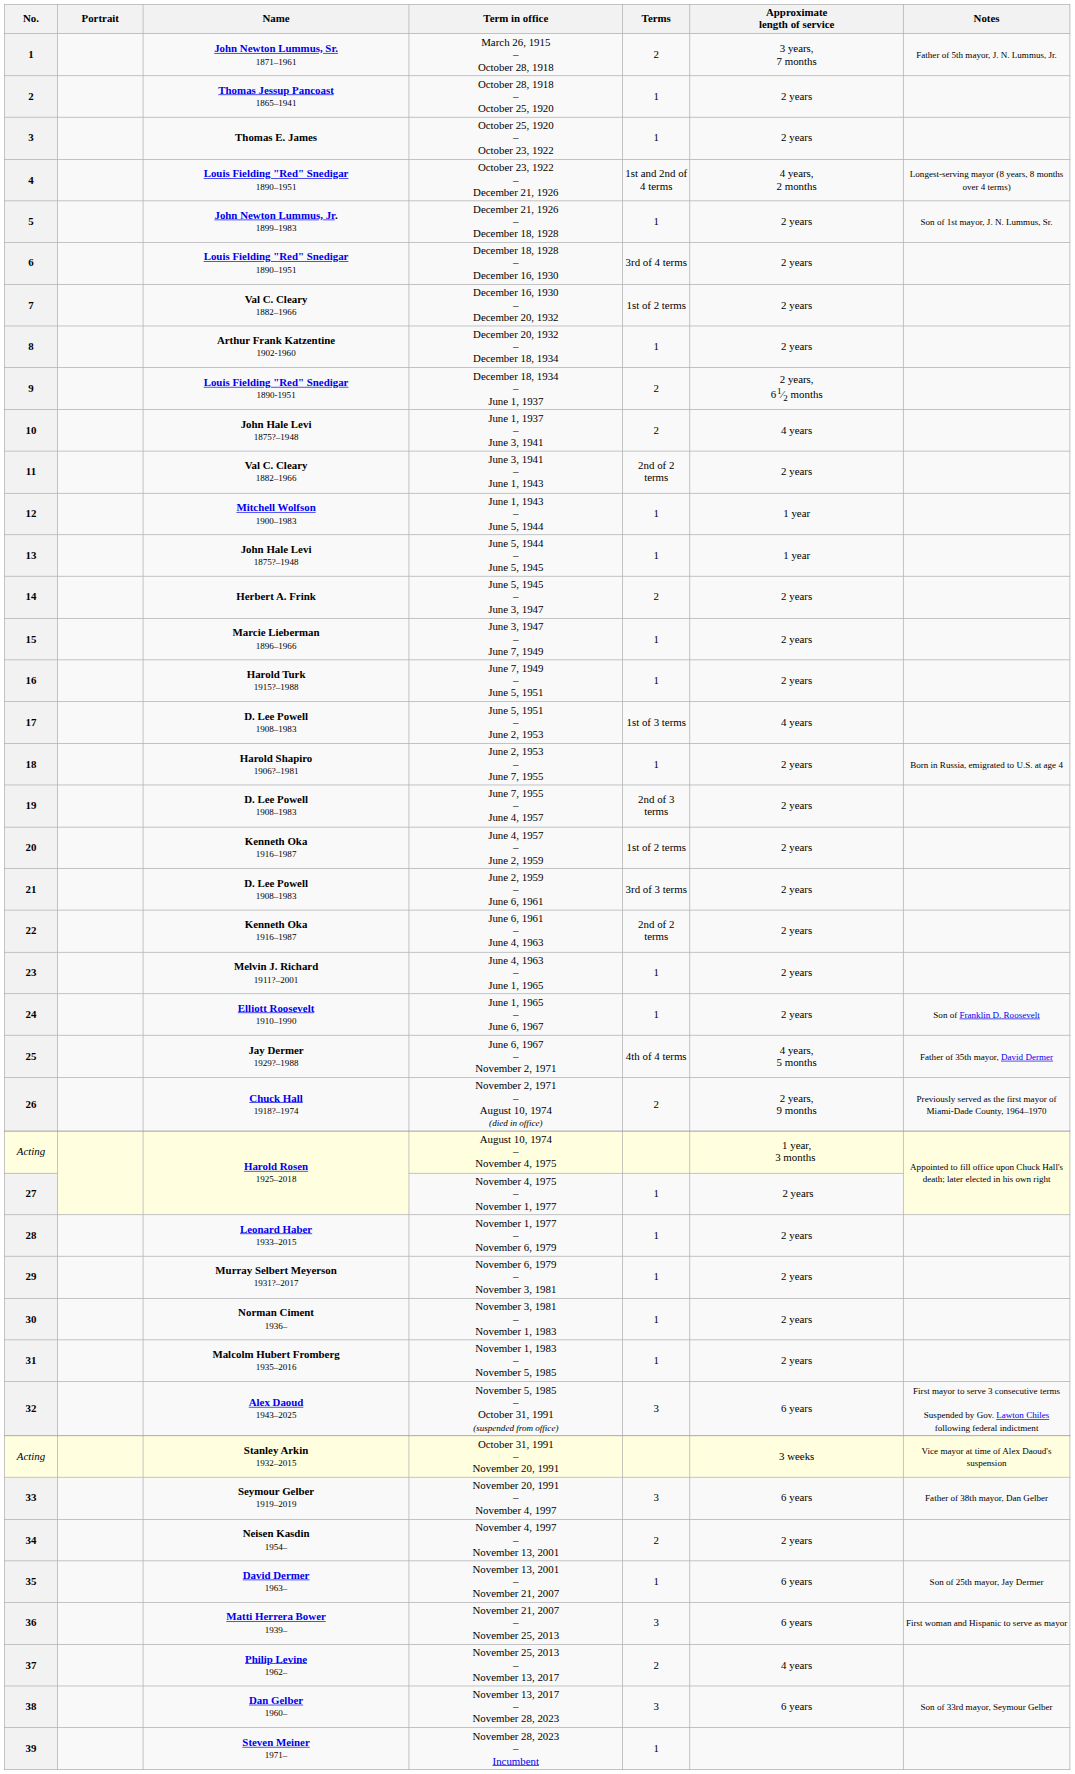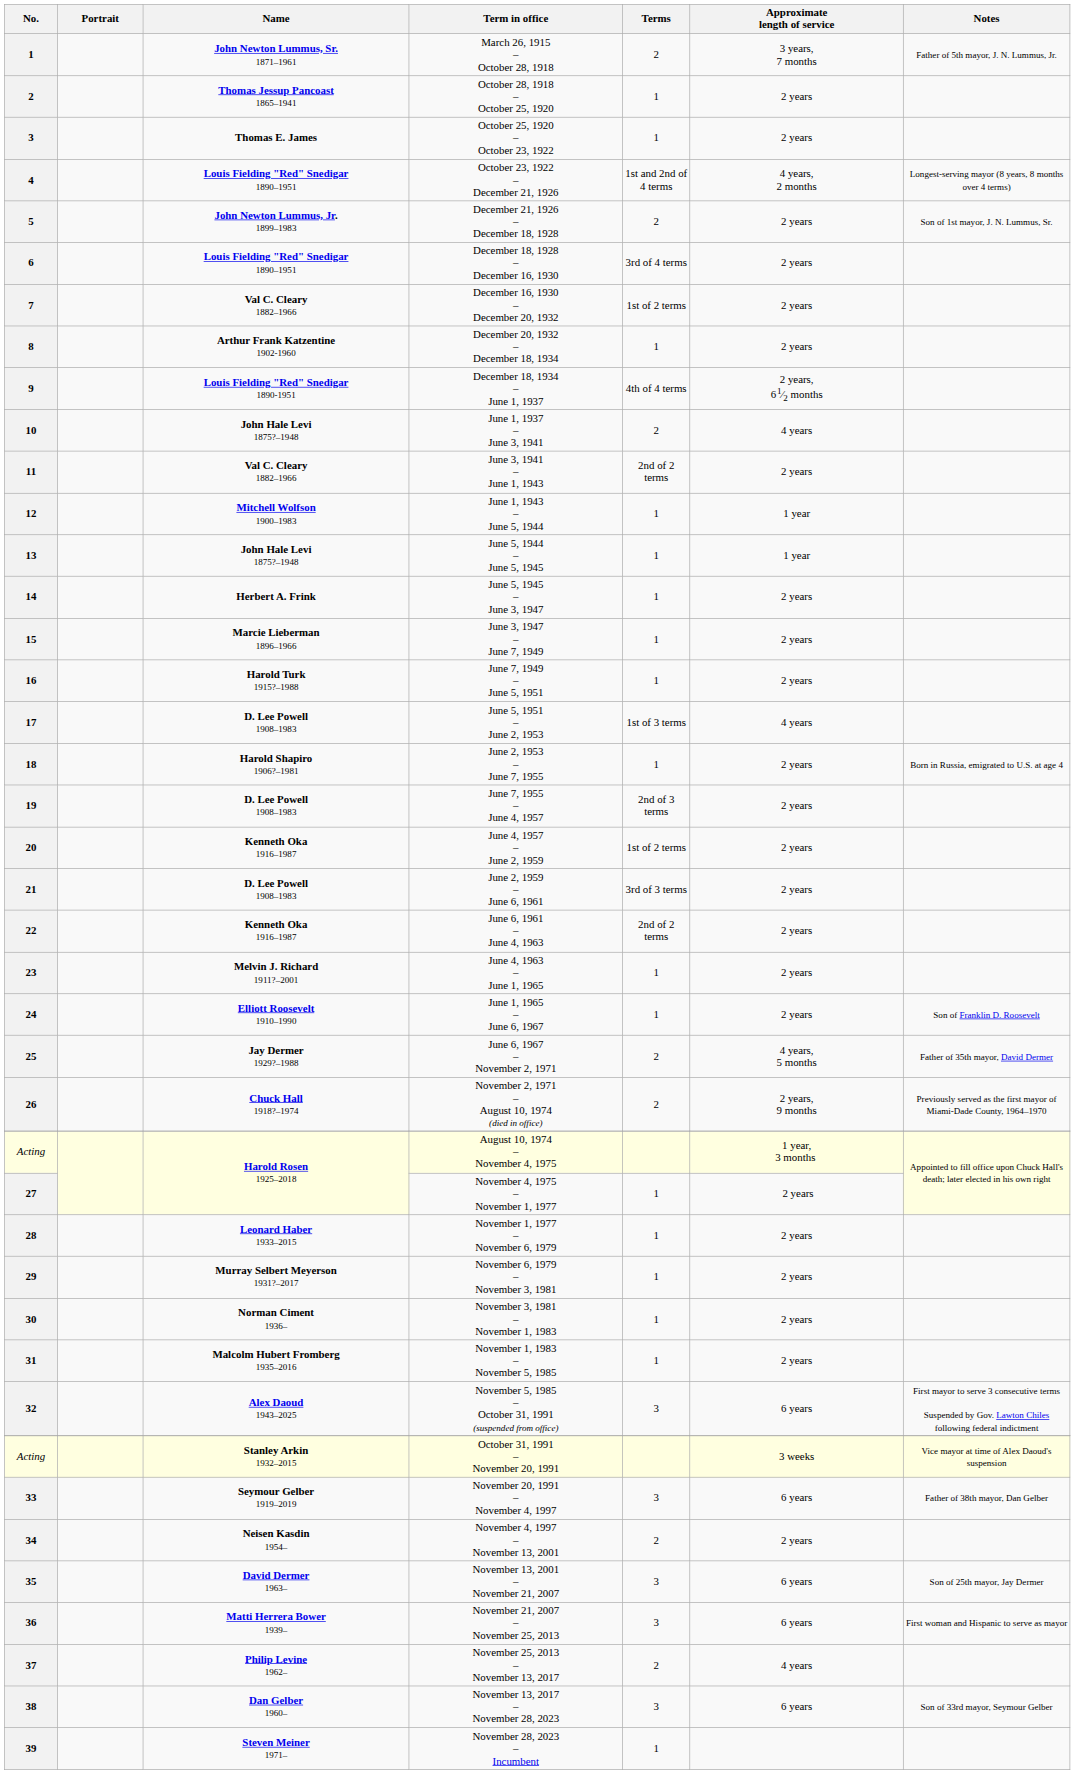(656, 221) 1 -> (656, 221) 2
(656, 388) 2 -> (656, 388) 4th of 4 terms
(656, 597) 2 -> (656, 597) 1
(656, 1056) 4th of 4 terms -> (656, 1056) 2
(656, 1581) 1 -> (656, 1581) 3
